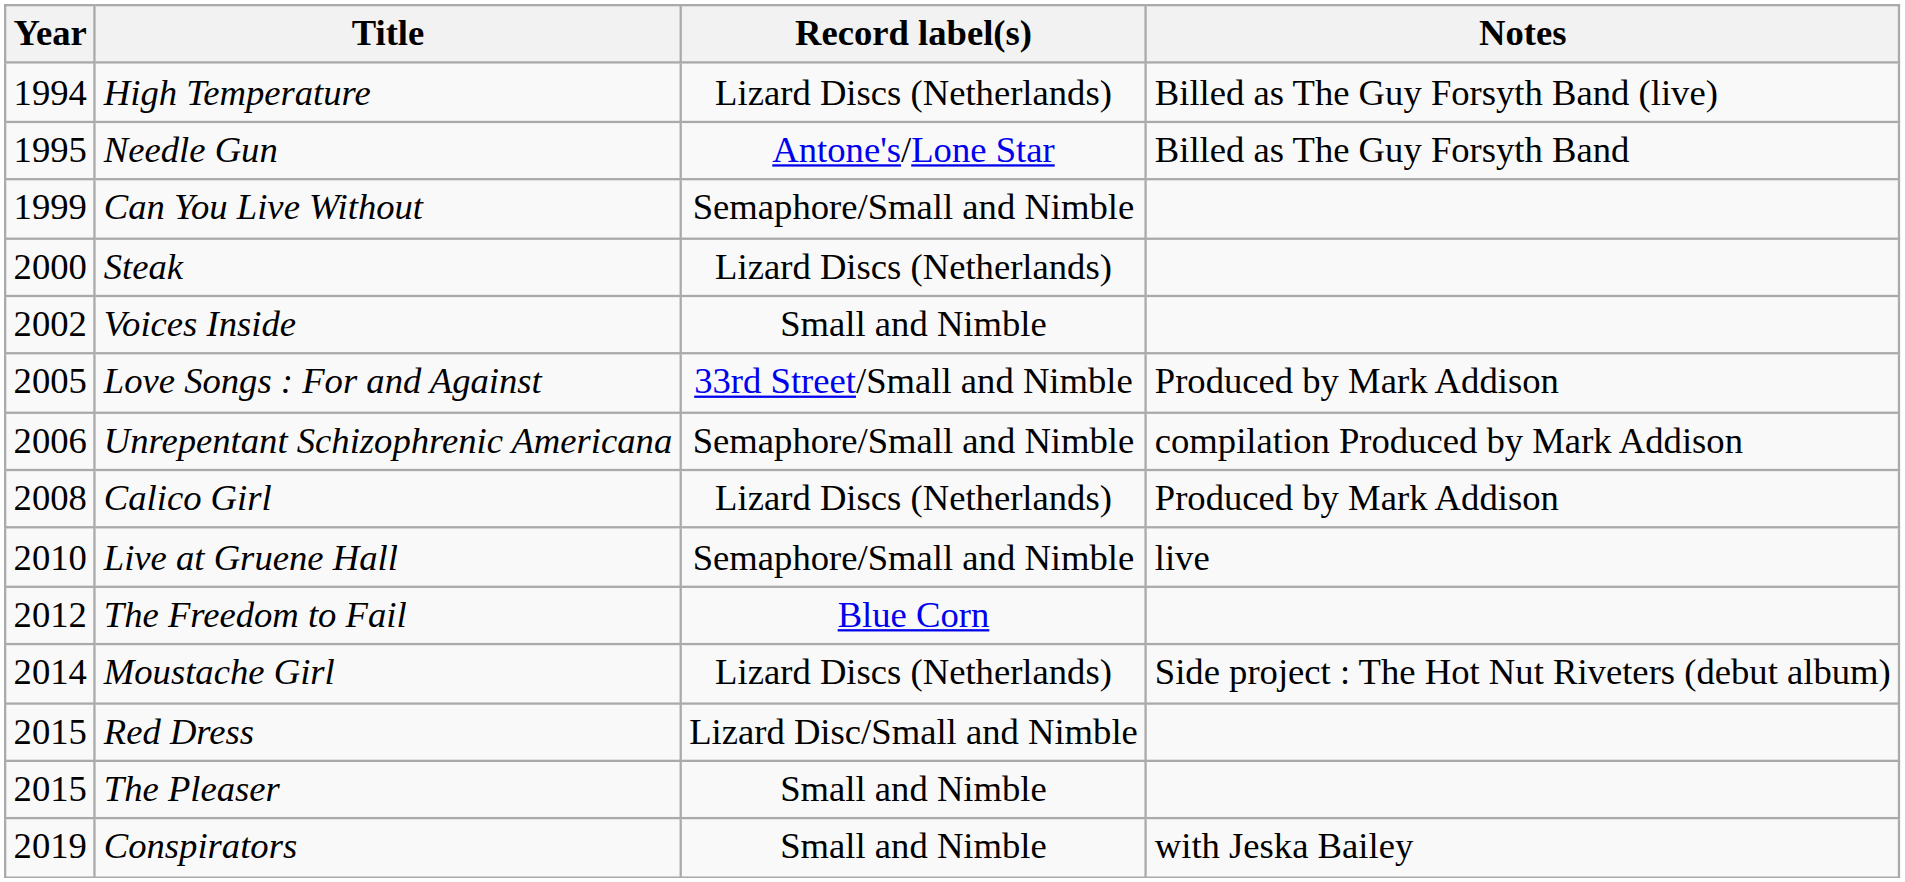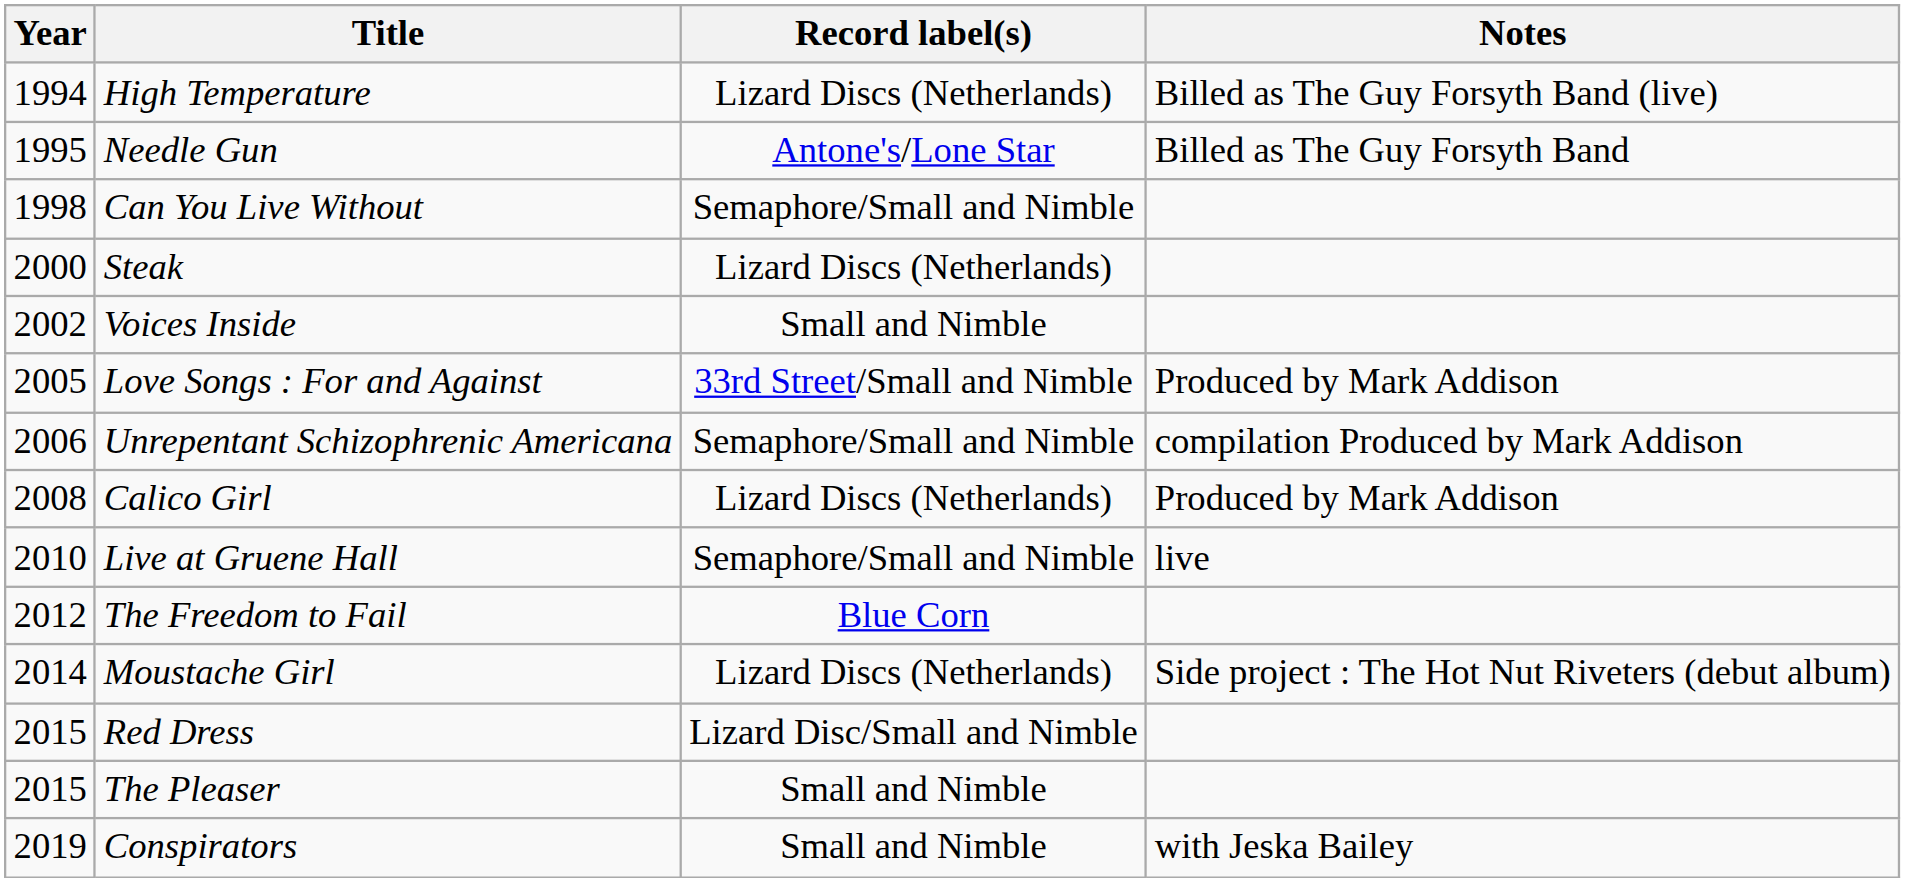(50, 207) 1999 -> (50, 207) 1998
